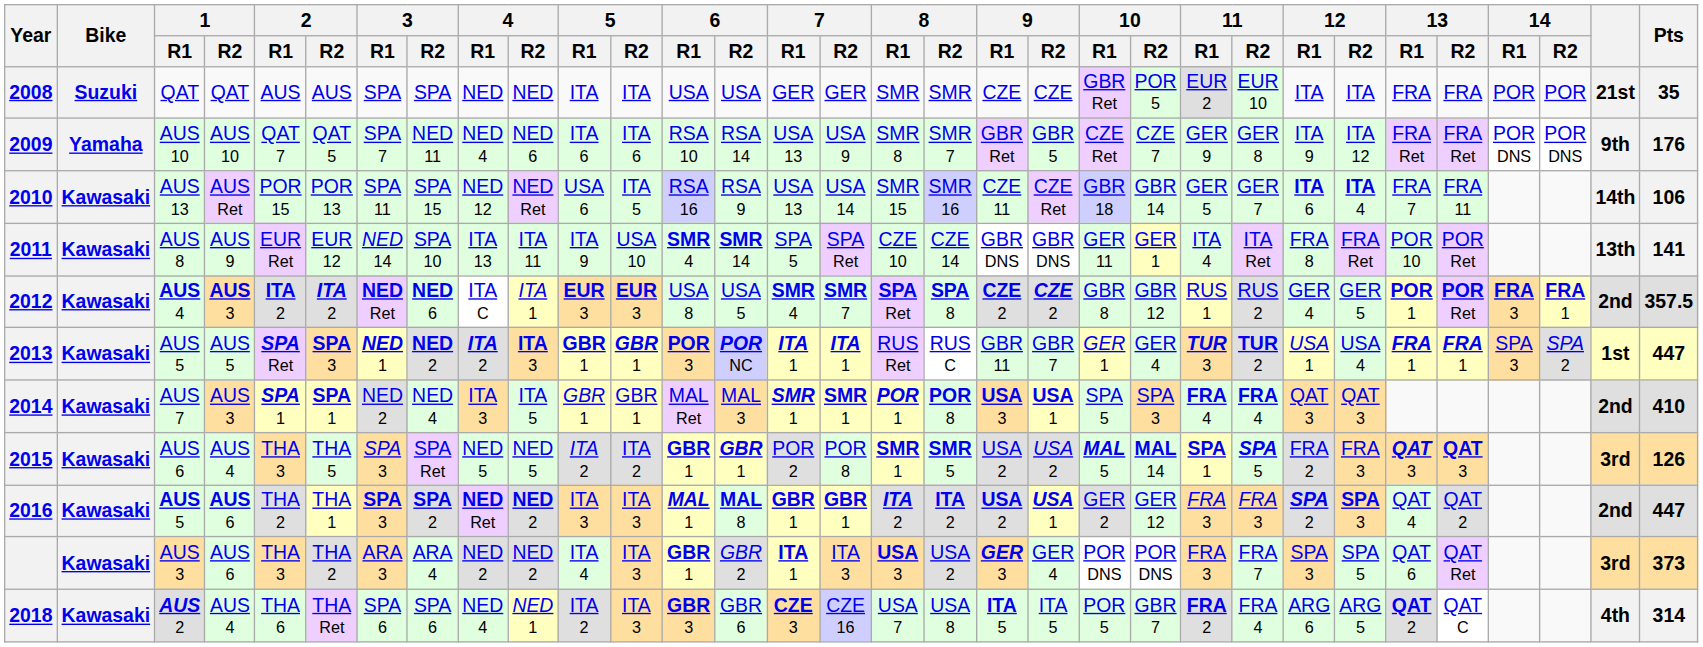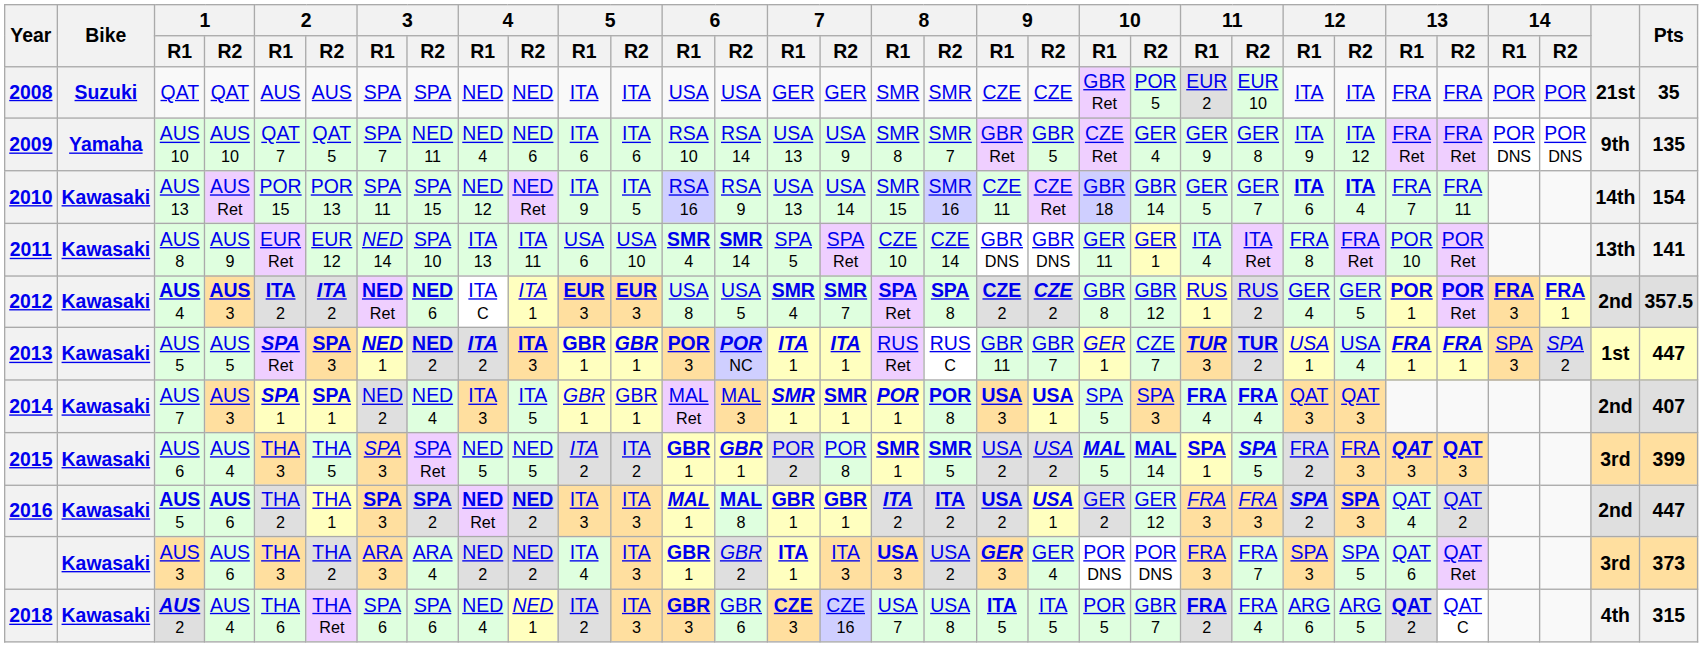(1156, 145) CZE 7 -> (1156, 145) GER 4
(1669, 145) 176 -> (1669, 145) 135
(584, 197) USA 6 -> (584, 197) ITA 9
(1669, 197) 106 -> (1669, 197) 154
(584, 250) ITA 9 -> (584, 250) USA 6
(1156, 354) GER 4 -> (1156, 354) CZE 7
(1669, 407) 410 -> (1669, 407) 407
(1669, 459) 126 -> (1669, 459) 399
(1669, 616) 314 -> (1669, 616) 315
